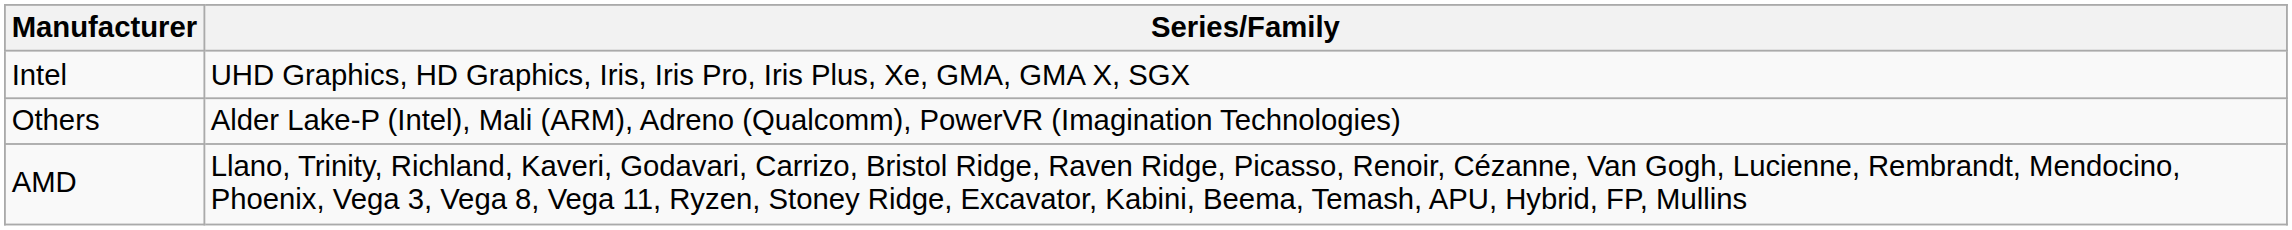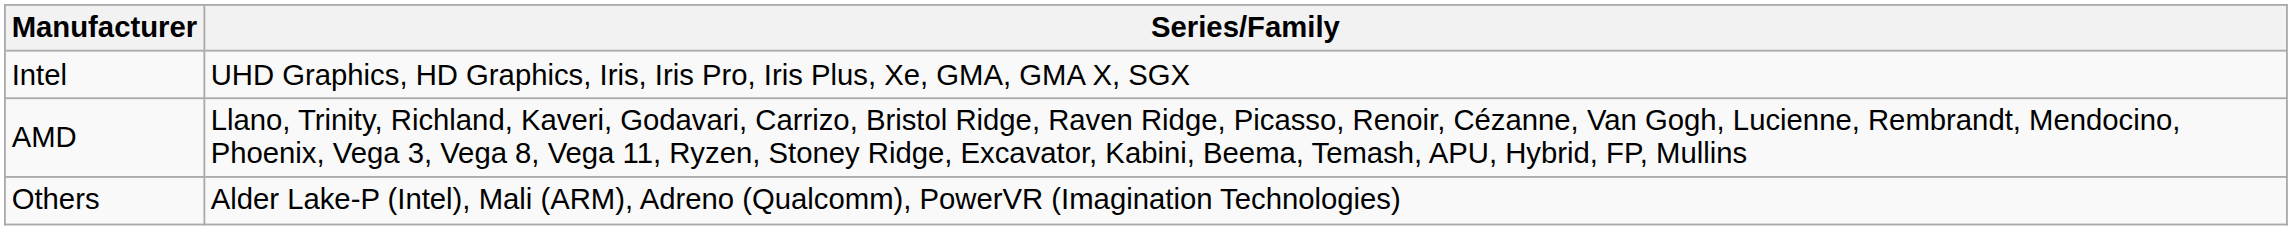rows swapped: (44, 183) <-> (56, 120)
